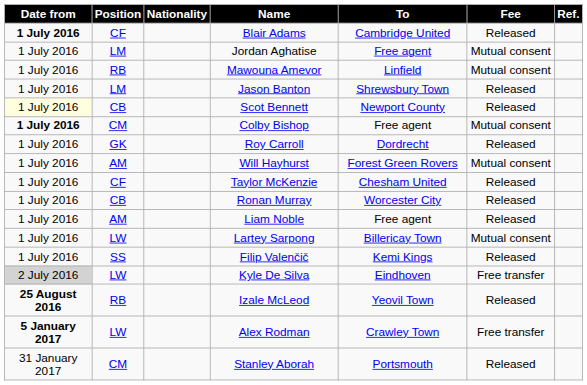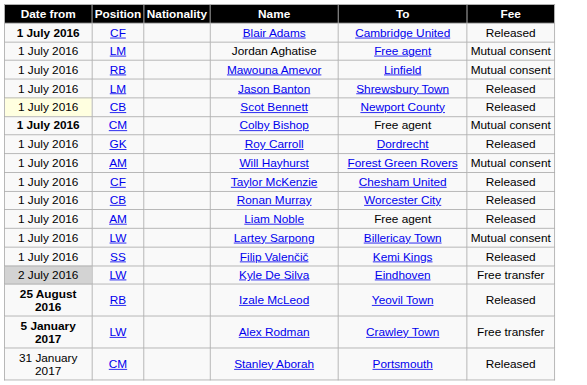- column: (568, 14)
